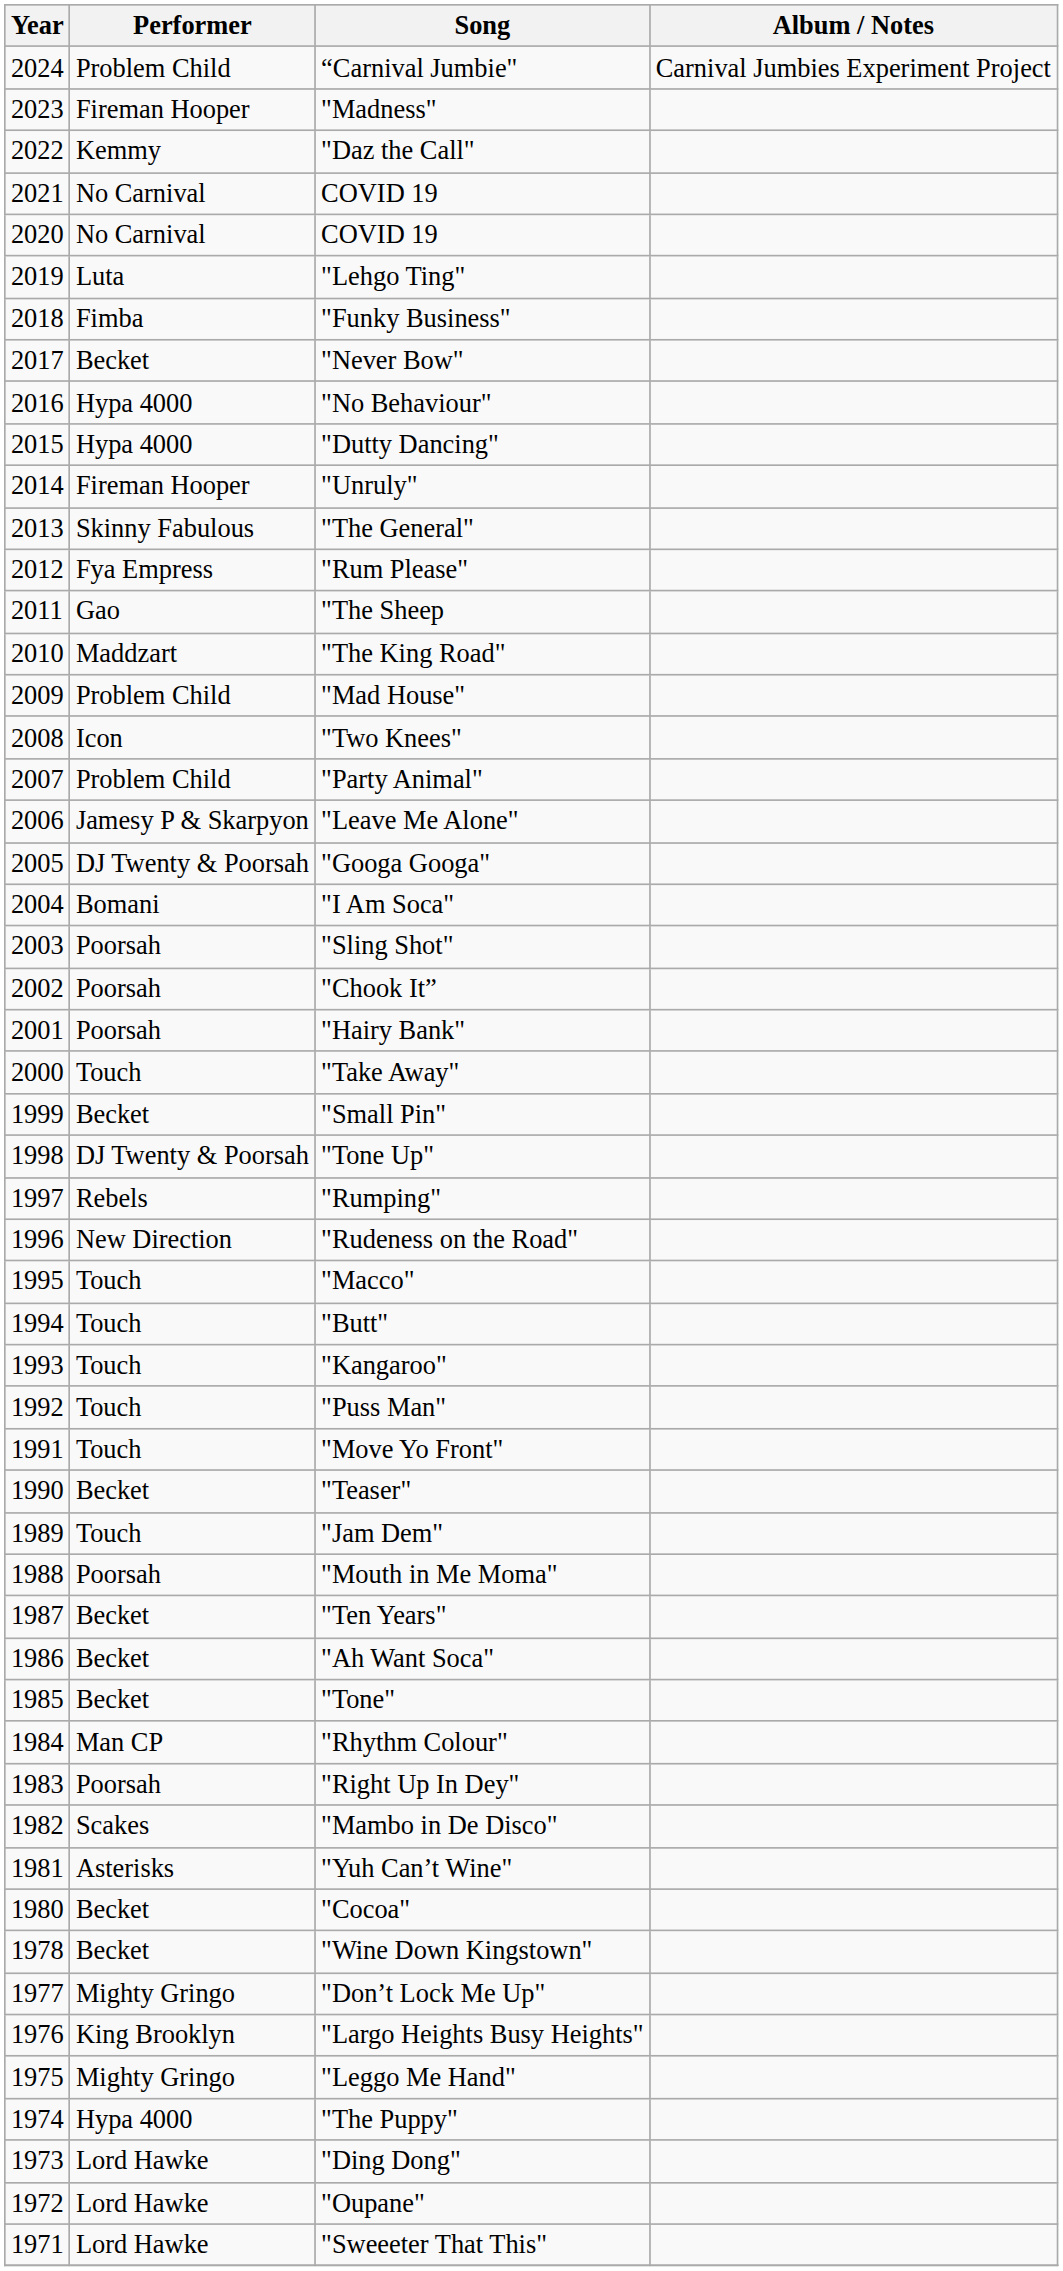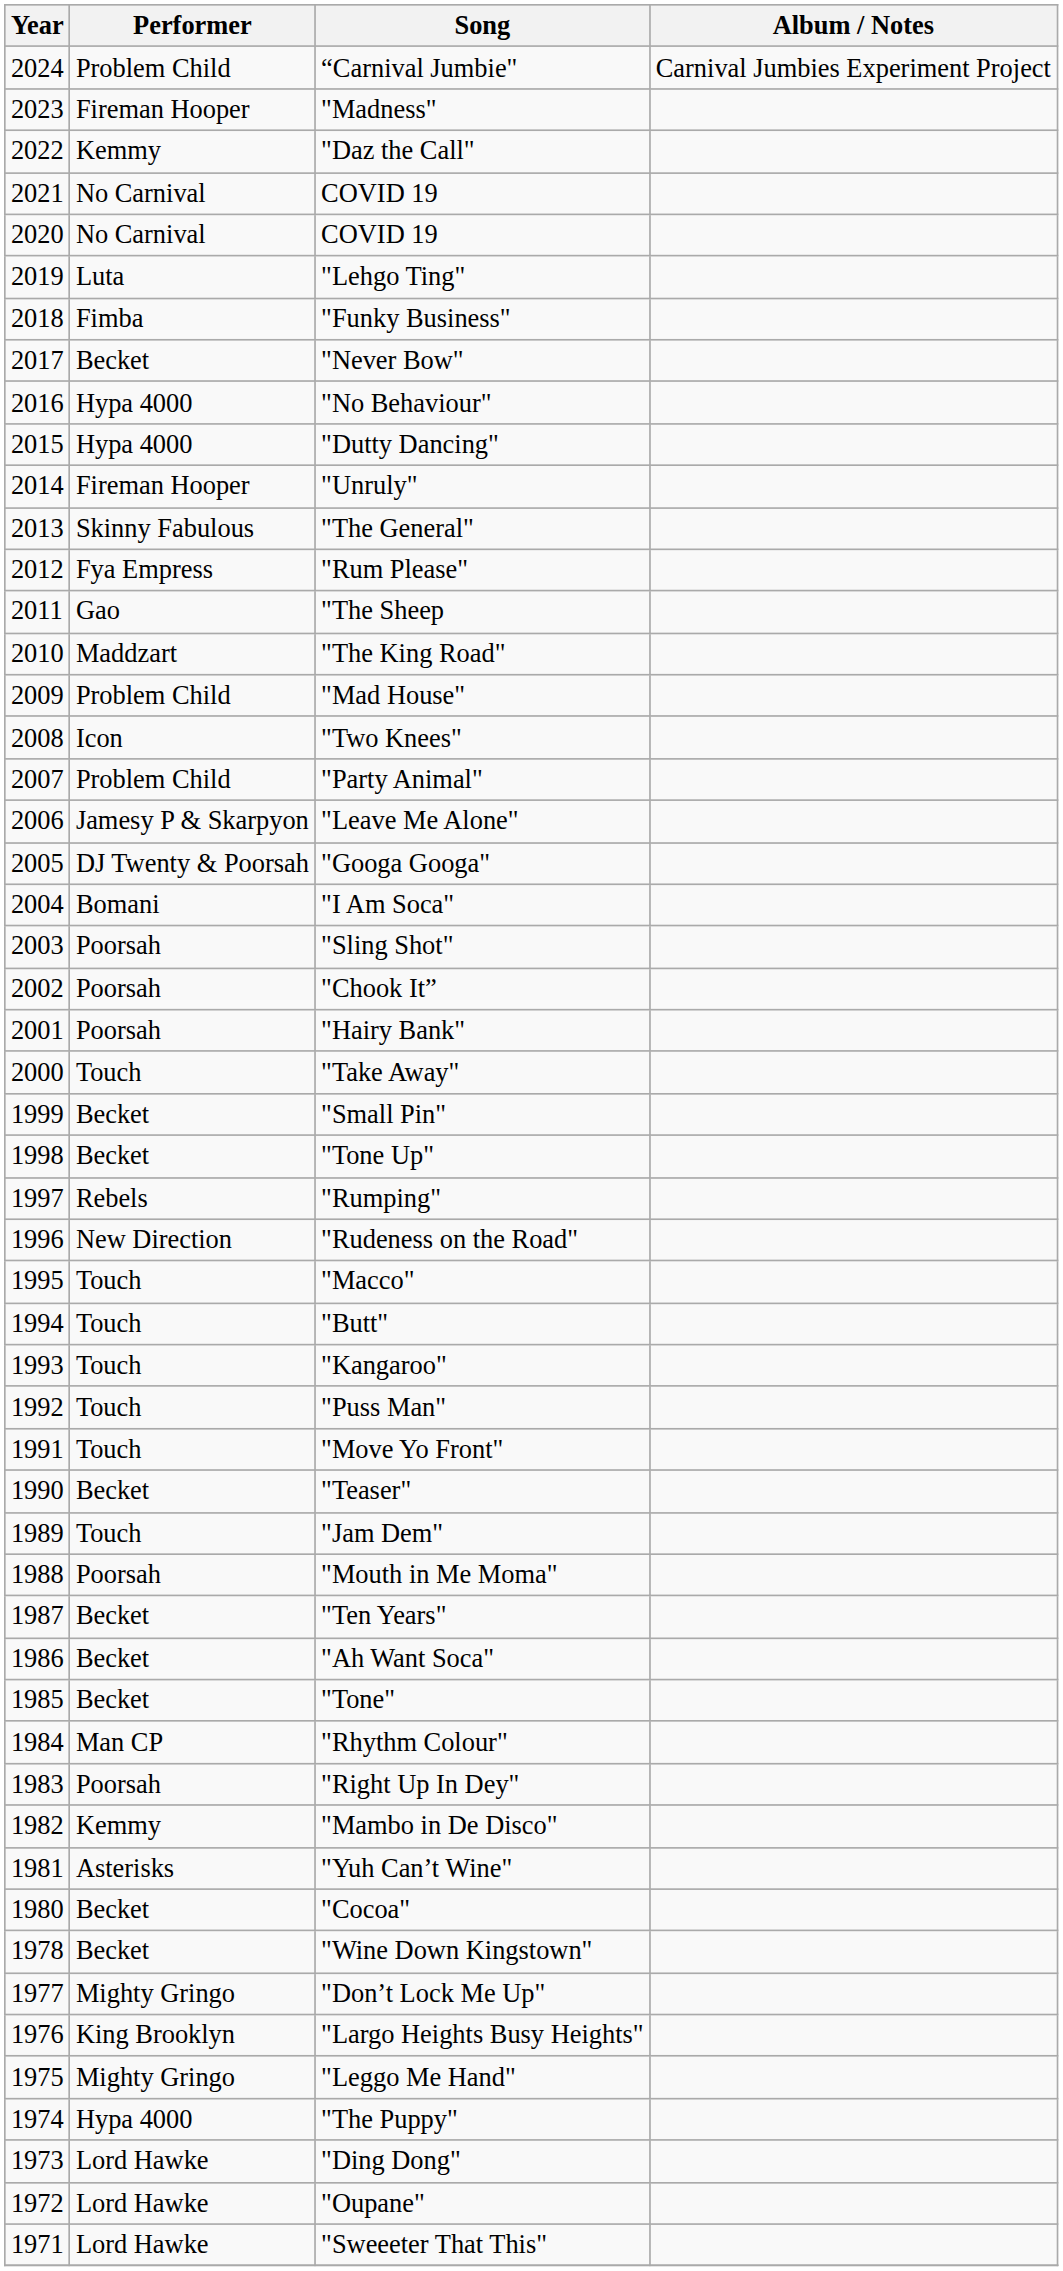(192, 1155) DJ Twenty & Poorsah -> (113, 1155) Becket
(113, 1825) Scakes -> (118, 1825) Kemmy
